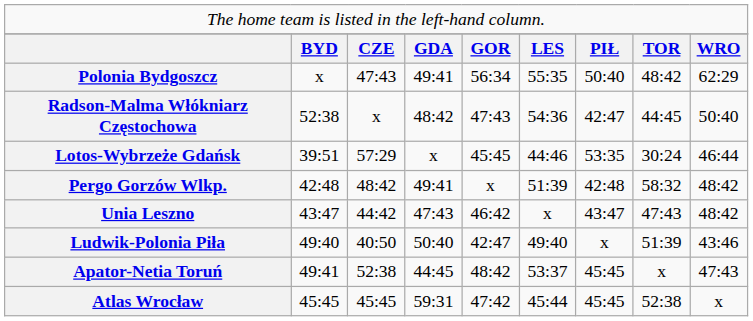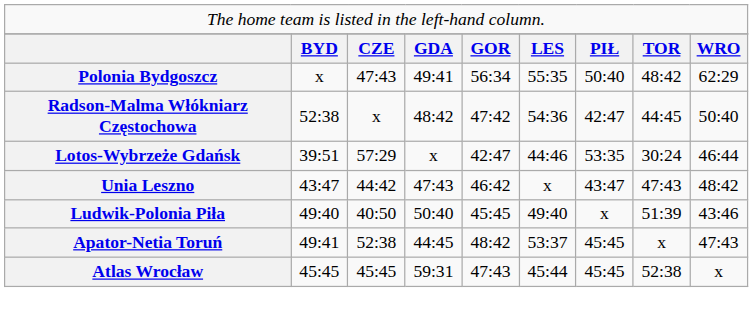(490, 116) 47:43 -> (490, 116) 47:42
(490, 156) 45:45 -> (490, 156) 42:47
- row: (148, 184)
(490, 242) 42:47 -> (490, 213) 45:45
(490, 300) 47:42 -> (490, 271) 47:43
